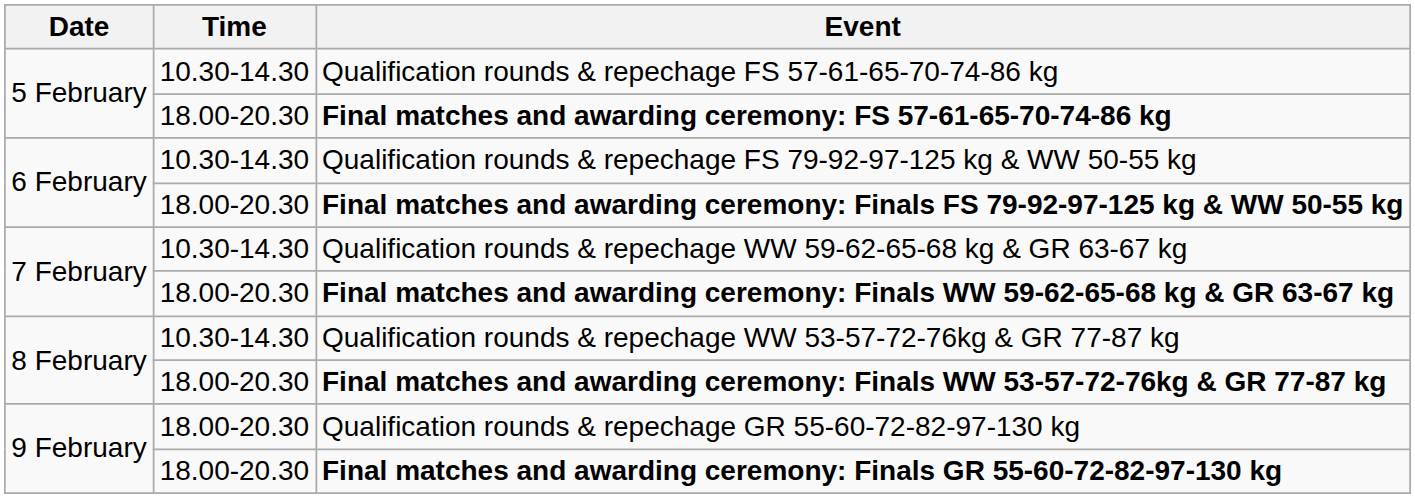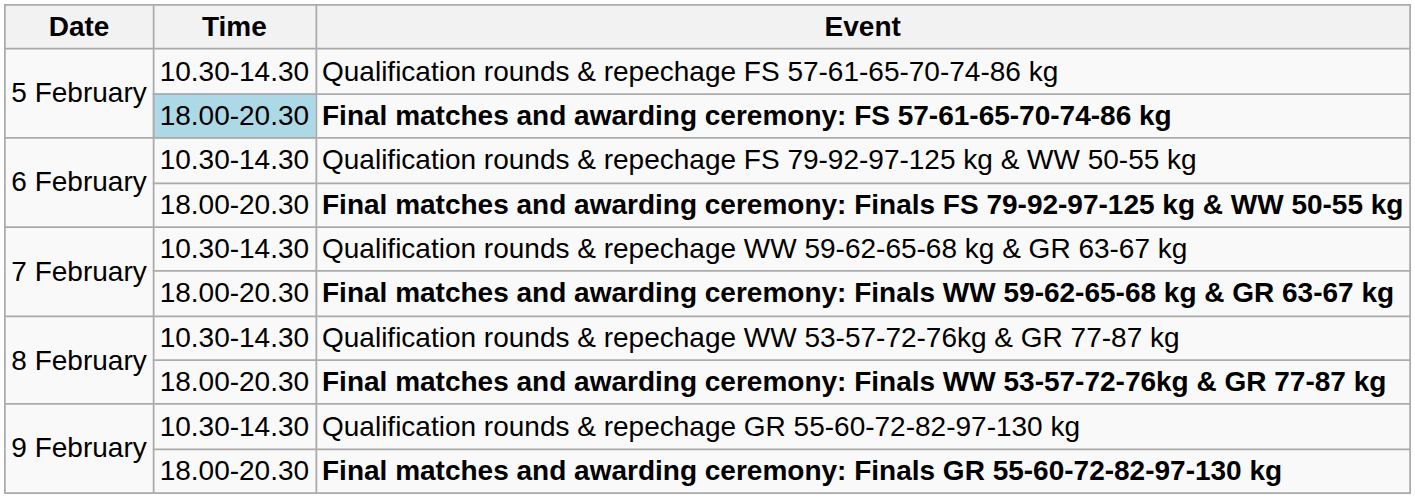(234, 115) no background -> (234, 115) lightblue background
(234, 426) 18.00-20.30 -> (234, 426) 10.30-14.30
